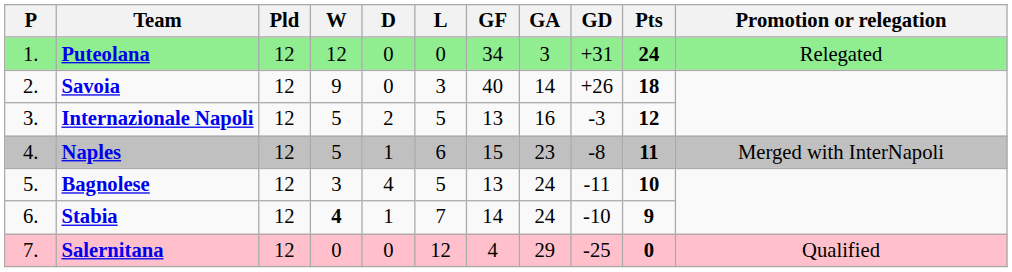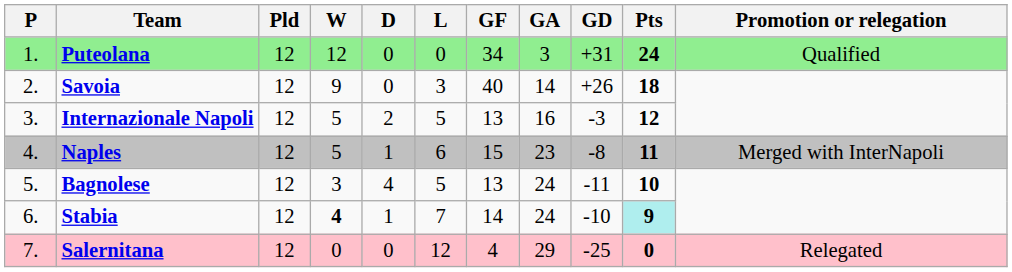(841, 53) Relegated -> (841, 53) Qualified
(649, 217) no background -> (649, 217) paleturquoise background
(841, 250) Qualified -> (841, 250) Relegated
